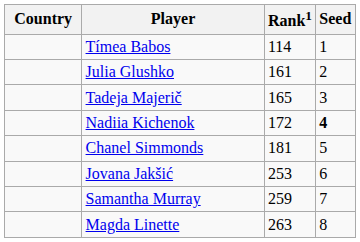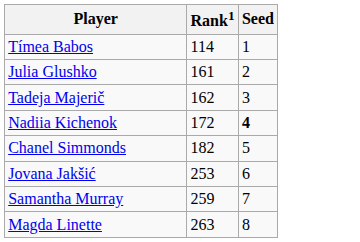- column: (43, 19)
(280, 97) 165 -> (203, 97) 162
(280, 148) 181 -> (203, 148) 182
